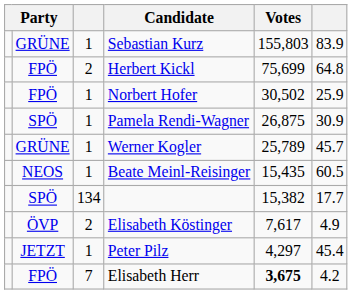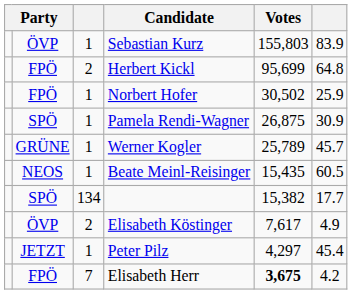(43, 43) GRÜNE -> (43, 43) ÖVP
(283, 69) 75,699 -> (283, 69) 95,699
